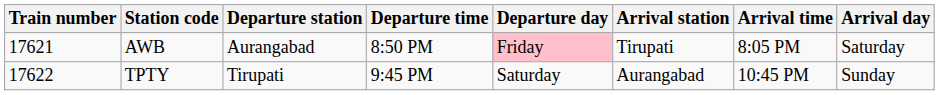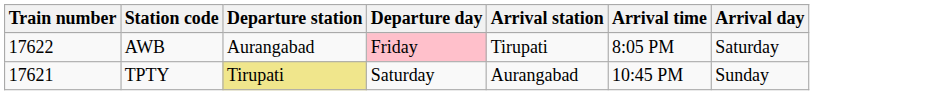- column: (430, 18)
(31, 47) 17621 -> (31, 47) 17622
(31, 75) 17622 -> (31, 75) 17621
(256, 75) no background -> (256, 75) khaki background
